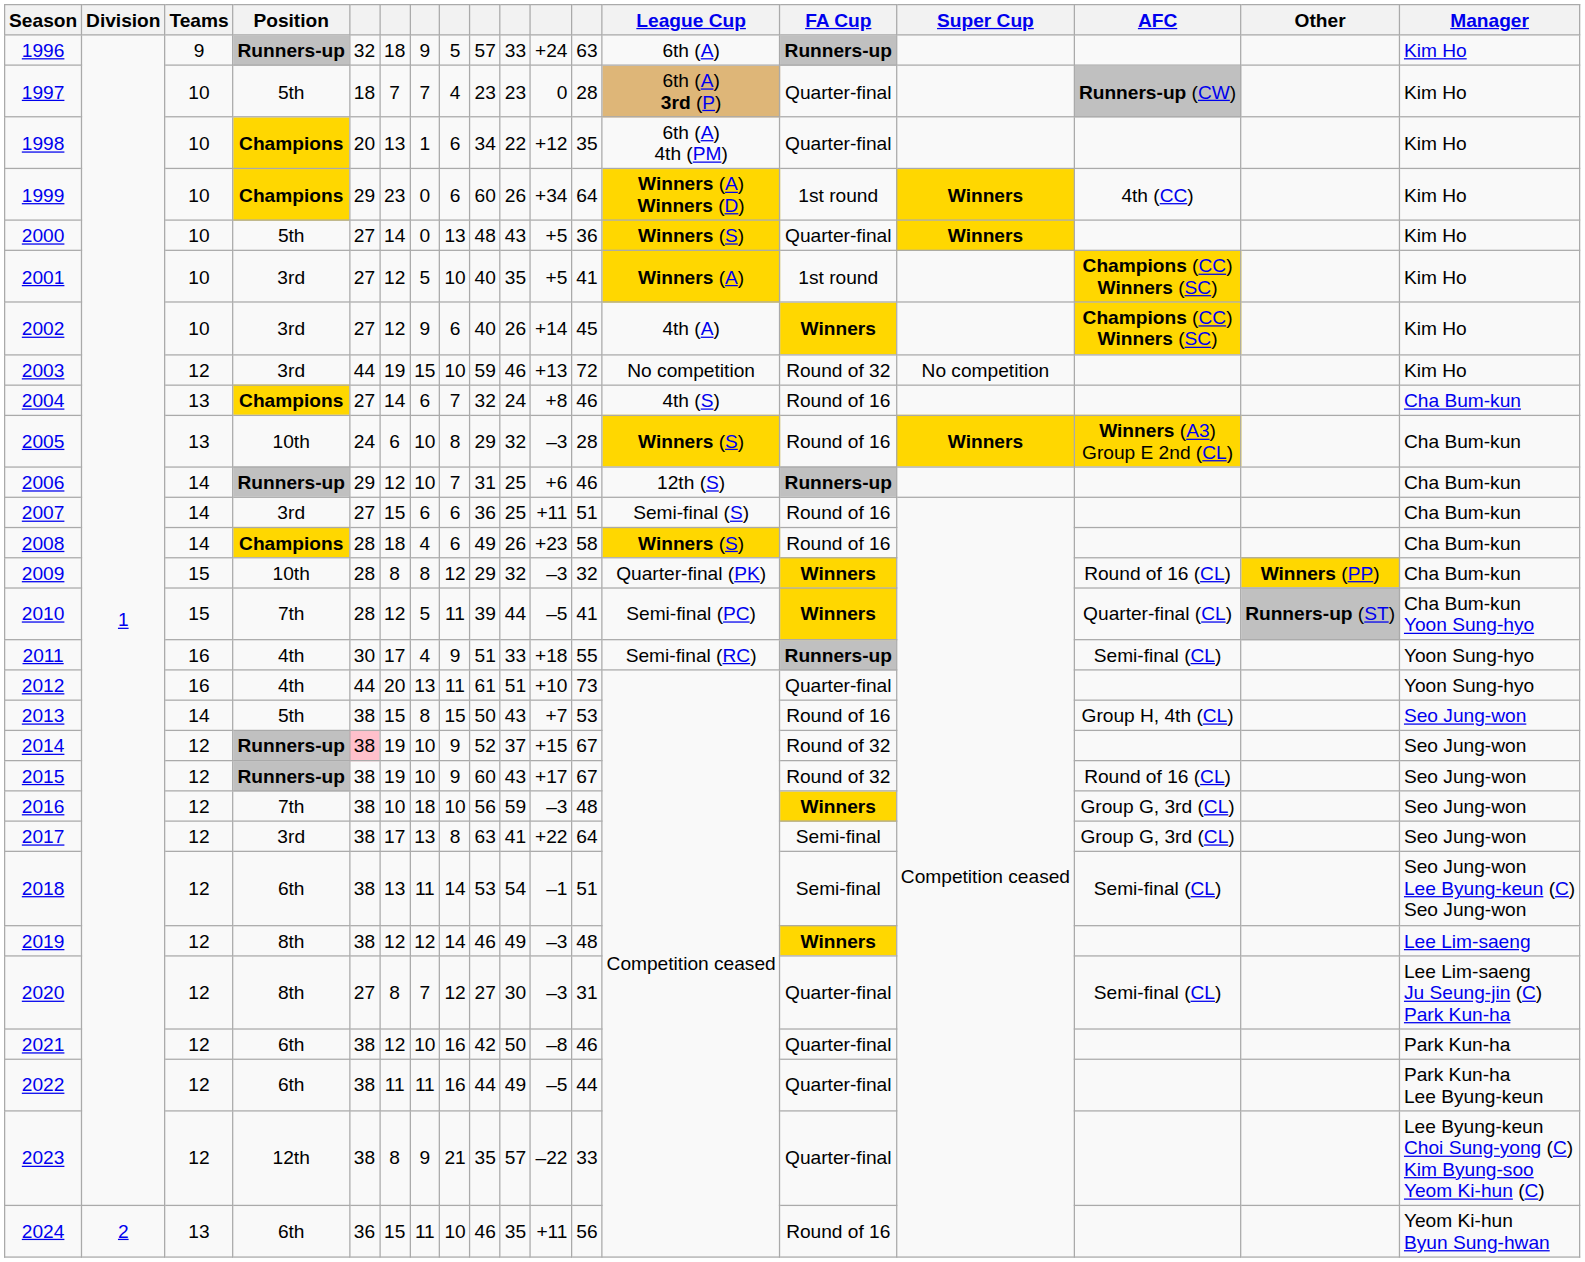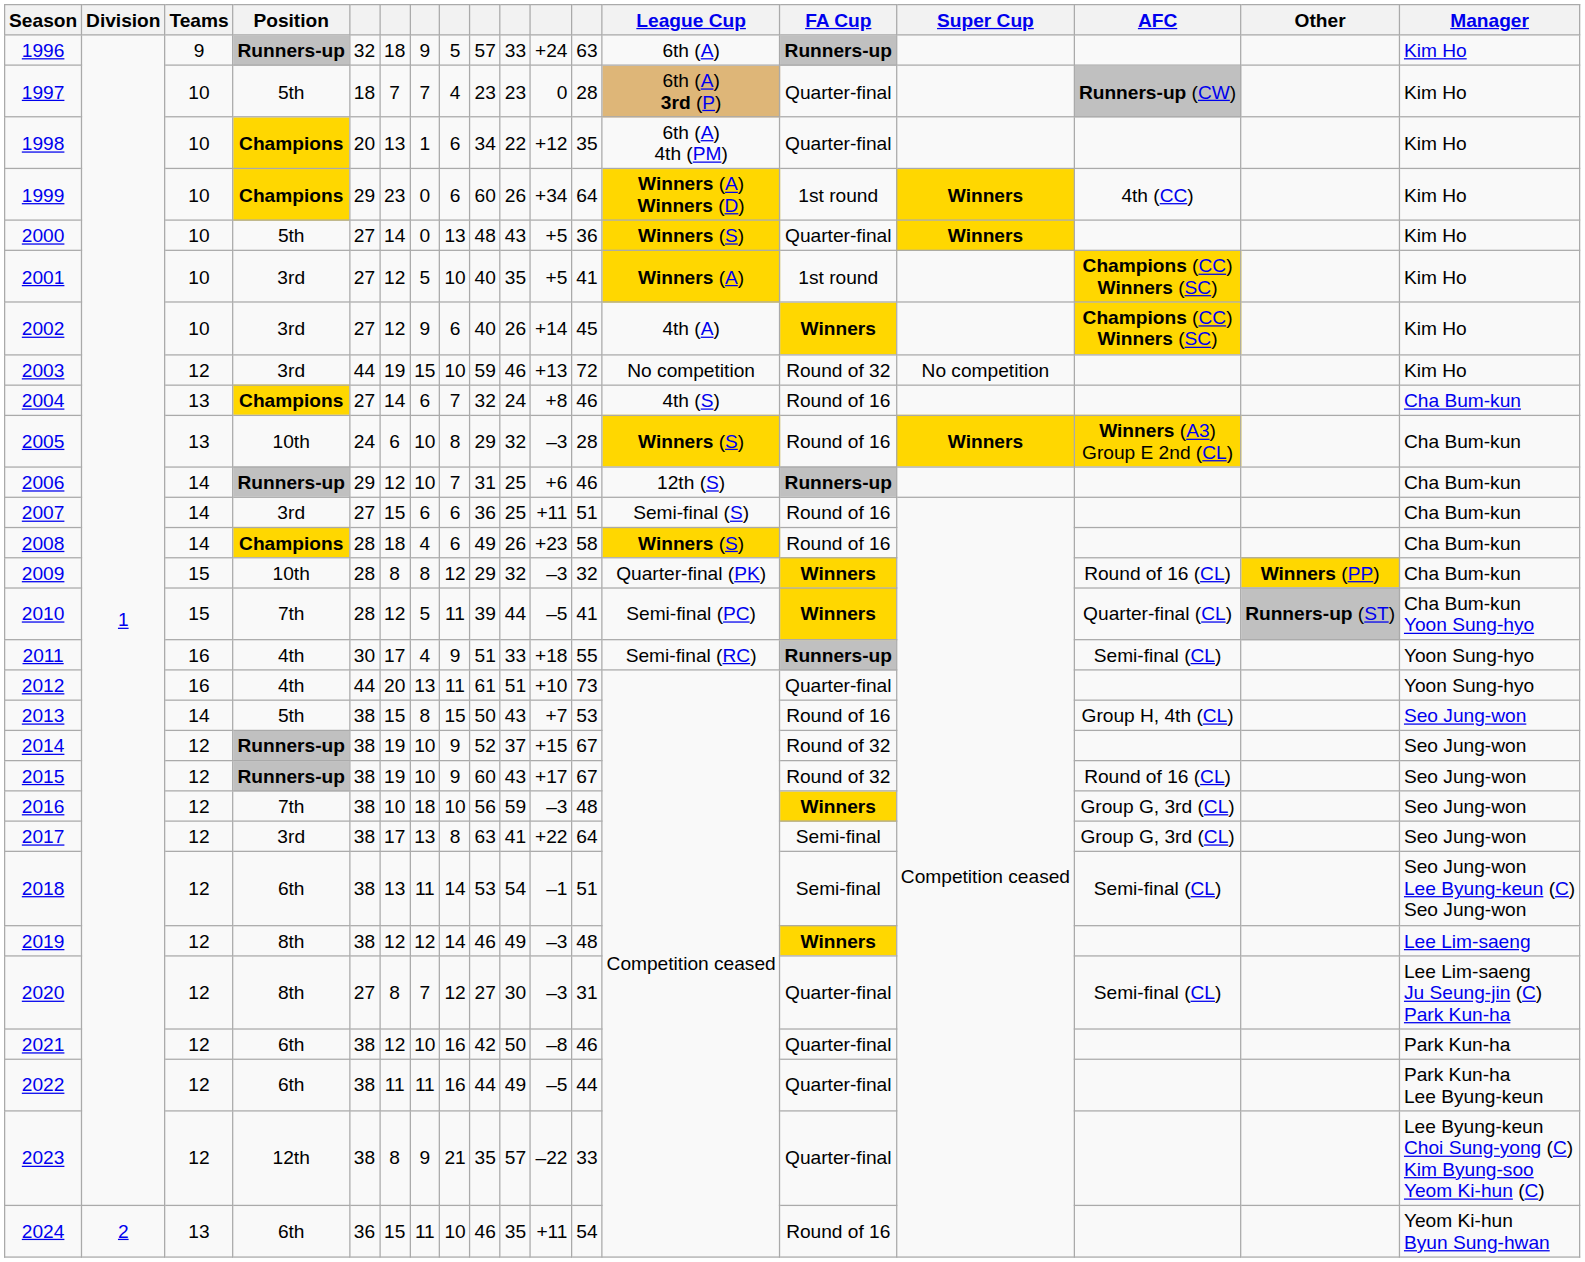(364, 746) pink background -> (364, 746) no background
(587, 1231) 56 -> (587, 1231) 54
